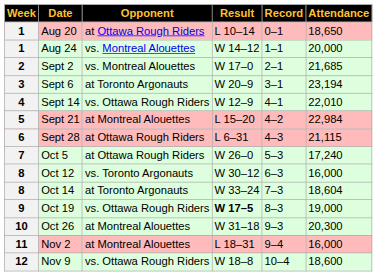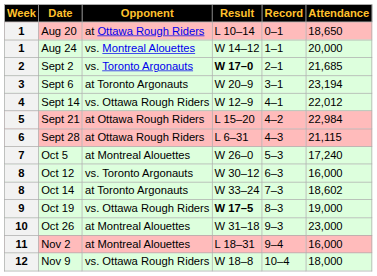(140, 66) vs. Montreal Alouettes -> (139, 66) vs. Toronto Argonauts
(234, 66) normal -> (234, 66) bold
(325, 102) 22,010 -> (325, 102) 22,012
(138, 119) at Montreal Alouettes -> (145, 119) at Ottawa Rough Riders
(145, 155) at Ottawa Rough Riders -> (138, 155) at Montreal Alouettes
(325, 191) 18,604 -> (325, 191) 18,602
(325, 226) 20,300 -> (325, 226) 23,000
(325, 262) 18,600 -> (325, 262) 18,000
